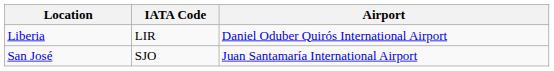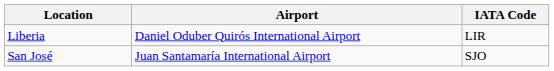columns swapped: (384, 14) <-> (175, 14)
